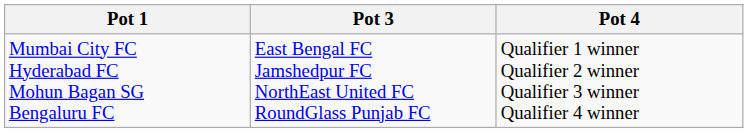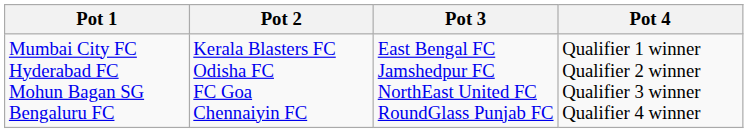+ column: (281, 19)
